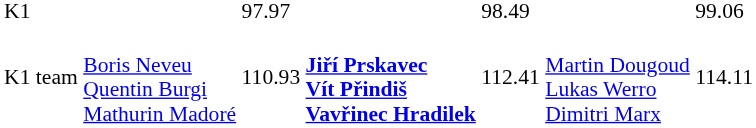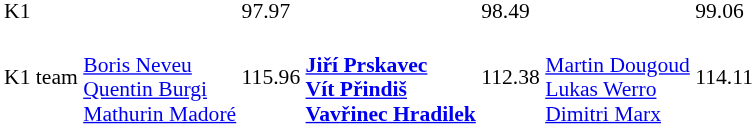(271, 77) 110.93 -> (271, 77) 115.96
(511, 77) 112.41 -> (511, 77) 112.38
